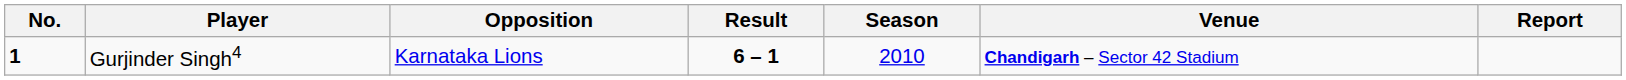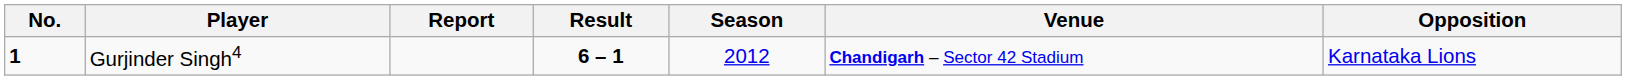columns swapped: (539, 20) <-> (1550, 20)
(902, 55) 2010 -> (747, 55) 2012
